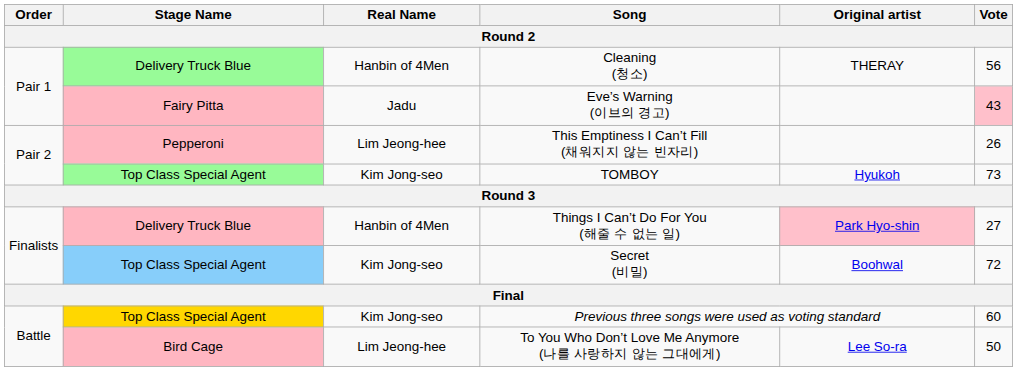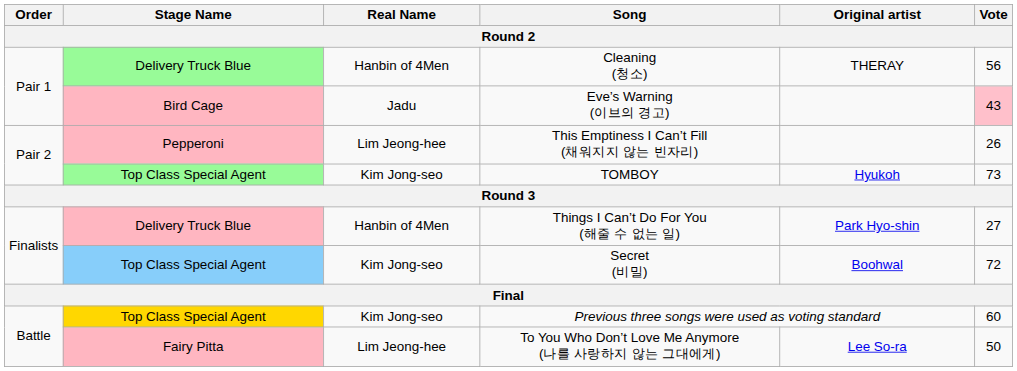(193, 105) Fairy Pitta -> (193, 105) Bird Cage
(877, 226) pink background -> (877, 226) no background
(193, 346) Bird Cage -> (193, 346) Fairy Pitta
